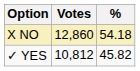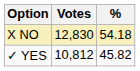(74, 34) 12,860 -> (74, 34) 12,830
